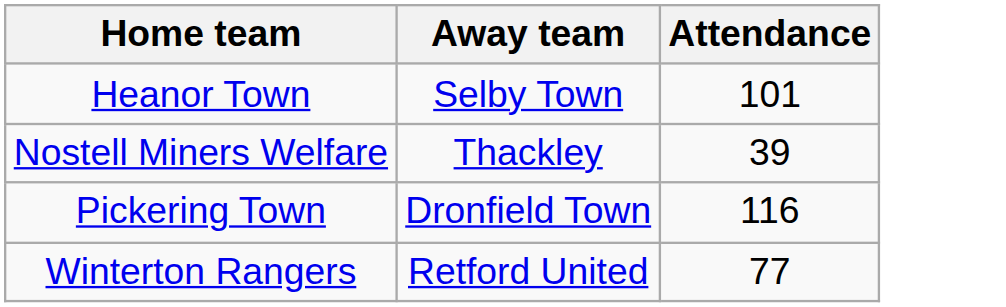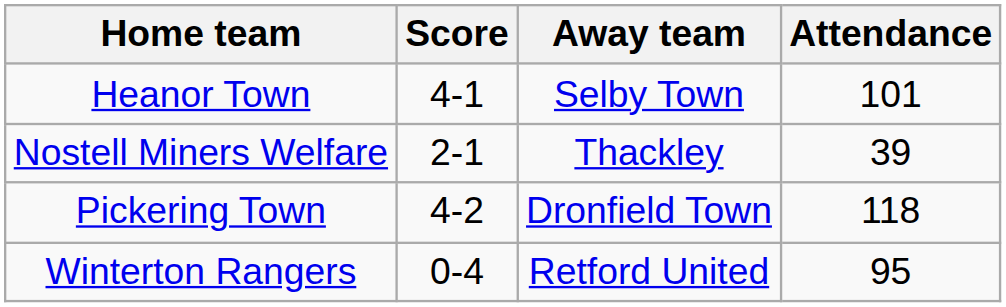+ column: (457, 34)
(770, 211) 116 -> (891, 211) 118
(770, 270) 77 -> (891, 270) 95
